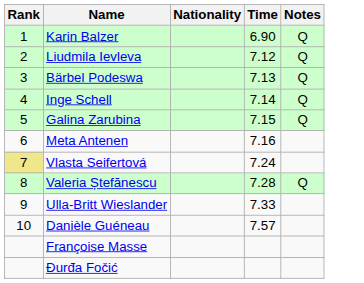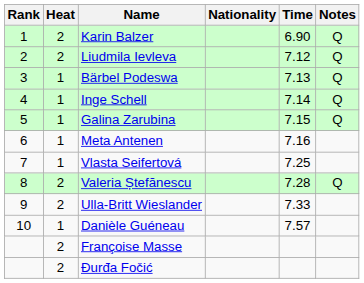+ column: (60, 15)
(24, 162) khaki background -> (24, 162) no background
(263, 162) 7.24 -> (298, 162) 7.25
